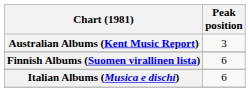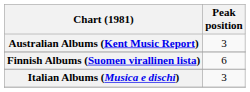(224, 78) 6 -> (224, 78) 3
